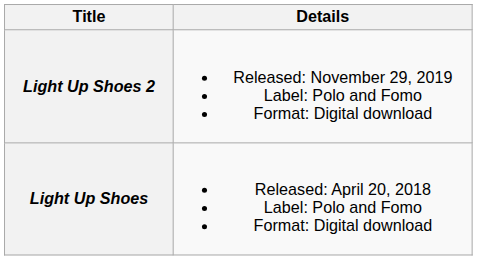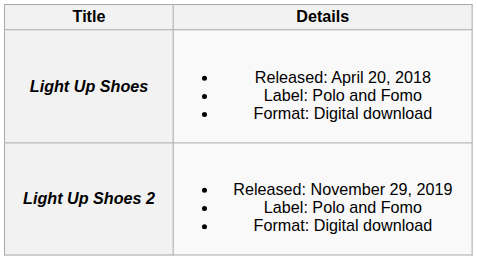rows swapped: (89, 198) <-> (89, 86)
